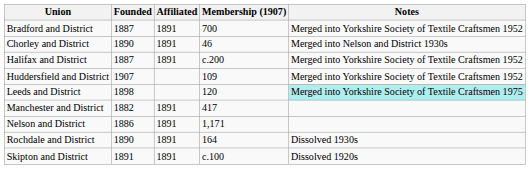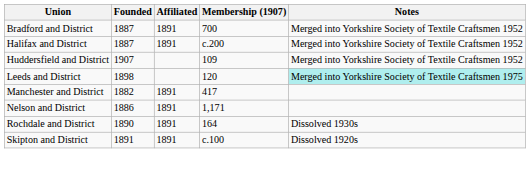- row: (48, 44)
